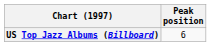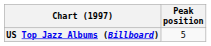(183, 35) 6 -> (183, 35) 5
